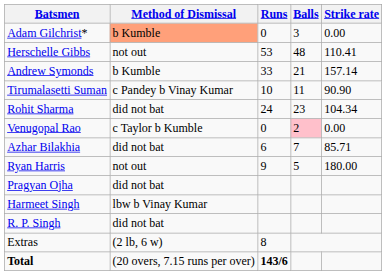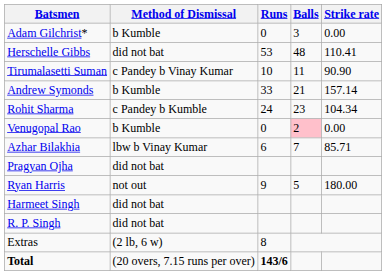(136, 33) lightsalmon background -> (136, 33) no background
(129, 52) not out -> (138, 52) did not bat
rows swapped: (57, 90) <-> (50, 71)
(138, 109) did not bat -> (160, 109) c Pandey b Kumble
(158, 128) c Taylor b Kumble -> (136, 128) b Kumble
(138, 147) did not bat -> (160, 147) lbw b Vinay Kumar
rows swapped: (36, 166) <-> (40, 185)
(160, 204) lbw b Vinay Kumar -> (138, 204) did not bat
